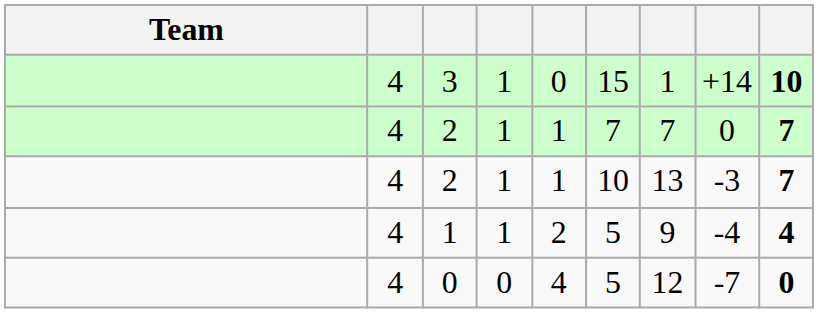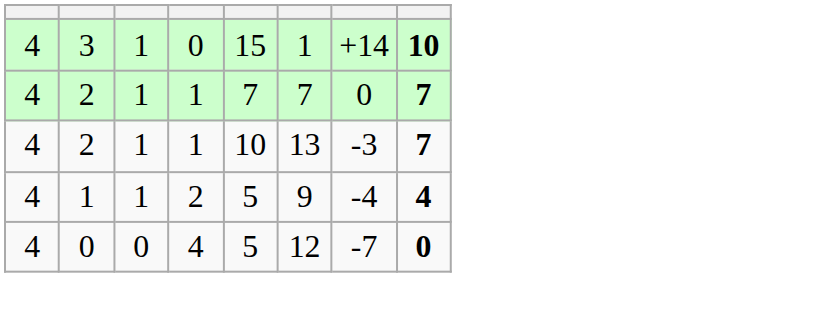- column: (186, 29)
